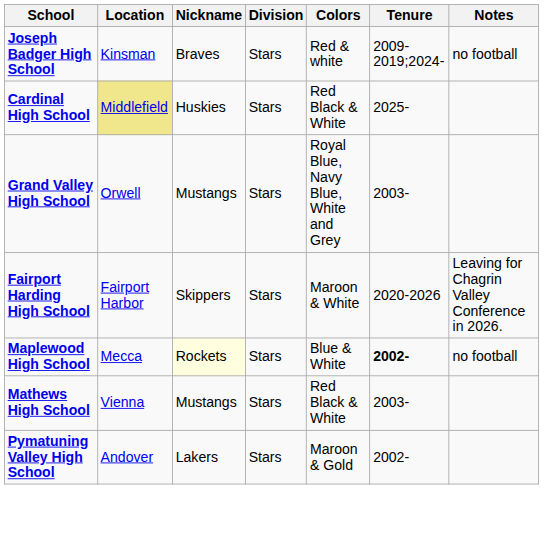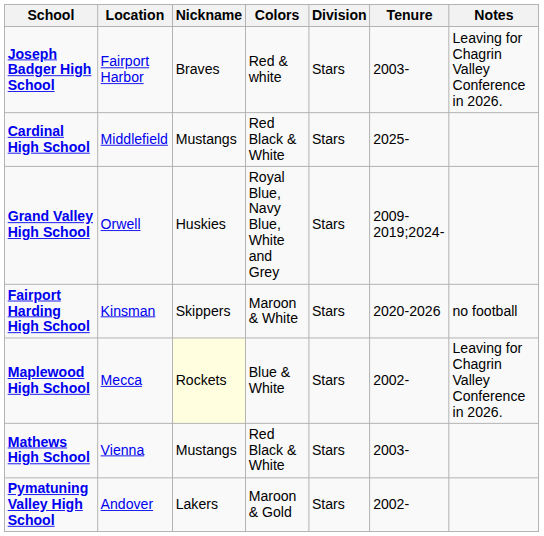columns swapped: (338, 15) <-> (276, 15)
(128, 53) Kinsman -> (125, 69) Fairport Harbor
(409, 53) 2009-2019;2024- -> (391, 69) 2003-
(485, 53) no football -> (489, 69) Leaving for Chagrin Valley Conference in 2026.
(134, 107) khaki background -> (134, 139) no background
(201, 107) Huskies -> (206, 139) Mustangs
(206, 193) Mustangs -> (201, 225) Huskies
(391, 193) 2003- -> (409, 225) 2009-2019;2024-
(125, 295) Fairport Harbor -> (128, 310) Kinsman
(489, 295) Leaving for Chagrin Valley Conference in 2026. -> (485, 310) no football
(391, 356) bold -> (391, 380) normal
(485, 356) no football -> (489, 380) Leaving for Chagrin Valley Conference in 2026.
